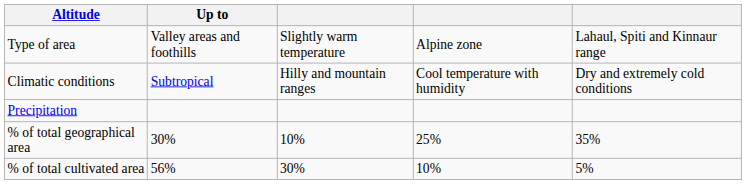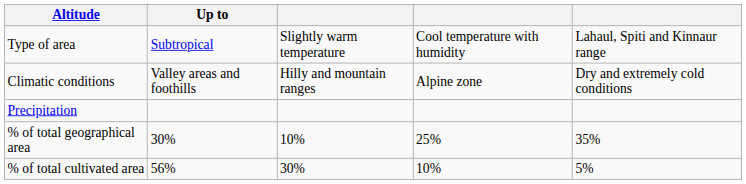(195, 44) Valley areas and foothills -> (182, 44) Subtropical
(449, 44) Alpine zone -> (477, 44) Cool temperature with humidity
(182, 81) Subtropical -> (195, 81) Valley areas and foothills
(477, 81) Cool temperature with humidity -> (449, 81) Alpine zone
